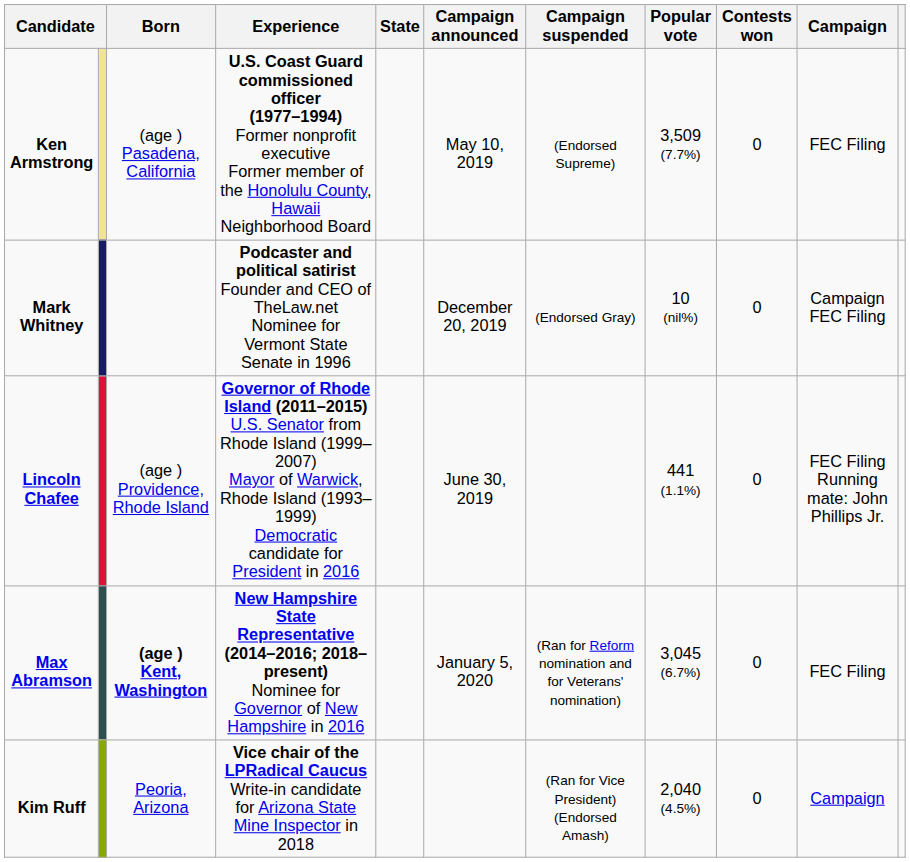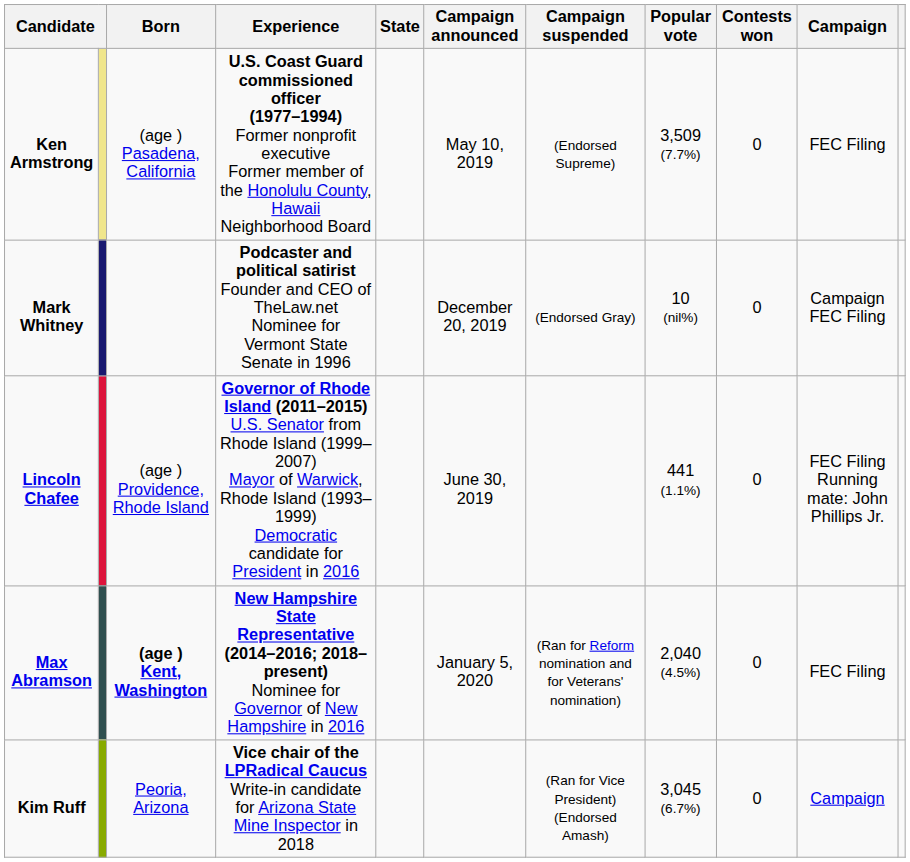(681, 662) 3,045 (6.7%) -> (681, 662) 2,040 (4.5%)
(681, 798) 2,040 (4.5%) -> (681, 798) 3,045 (6.7%)
